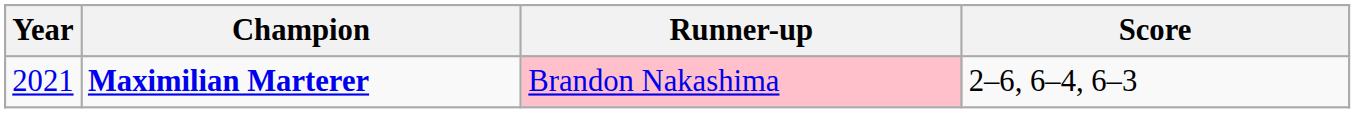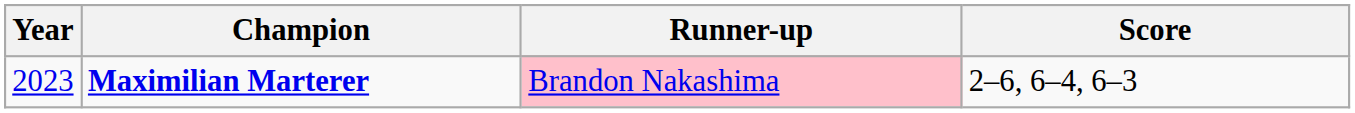(43, 80) 2021 -> (43, 80) 2023
